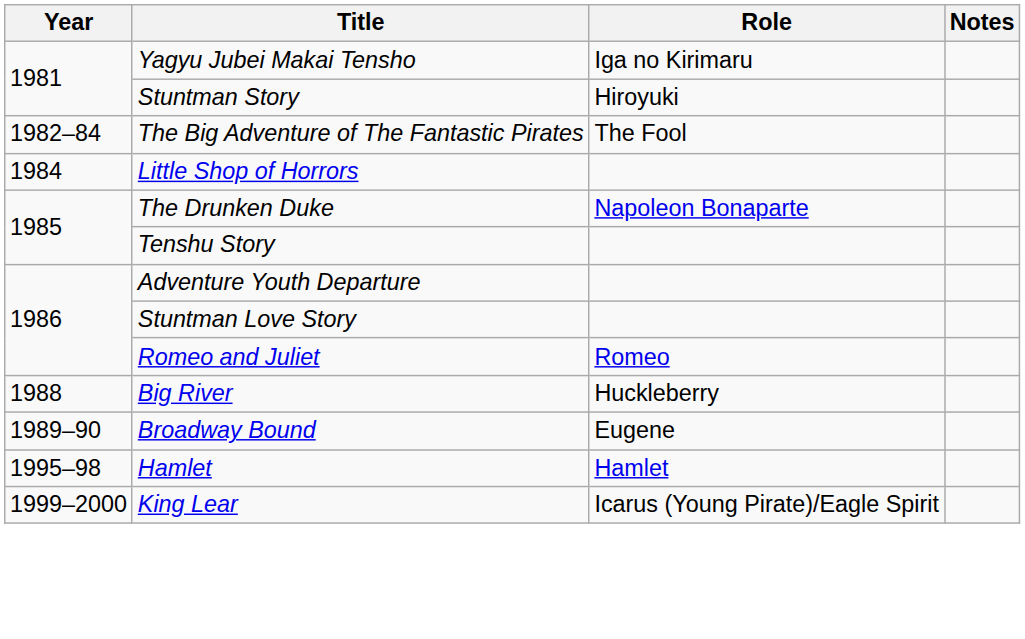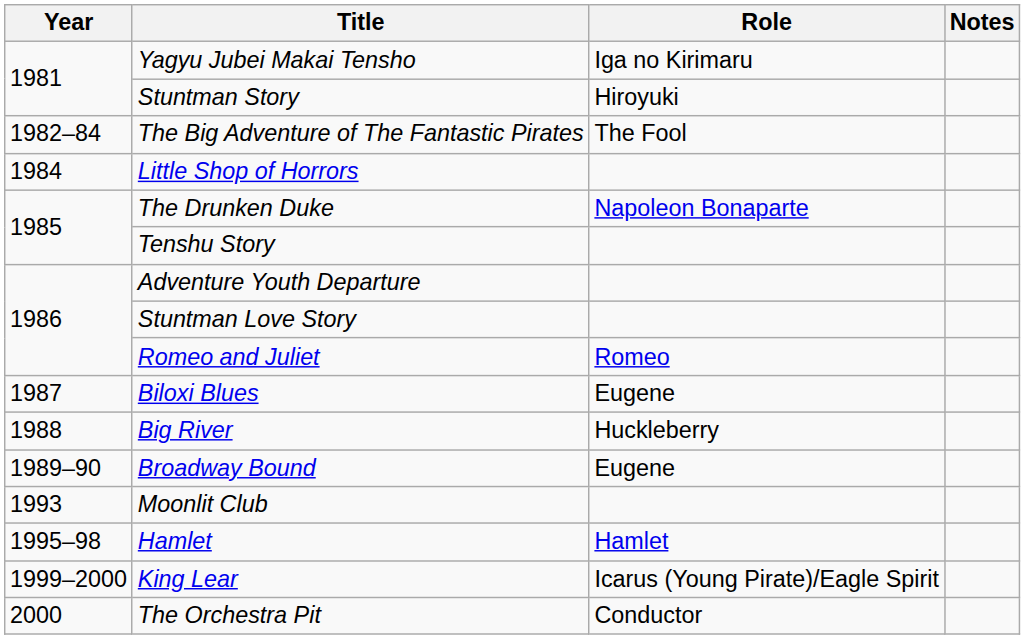+ row: (198, 393)
+ row: (203, 504)
+ row: (229, 615)
